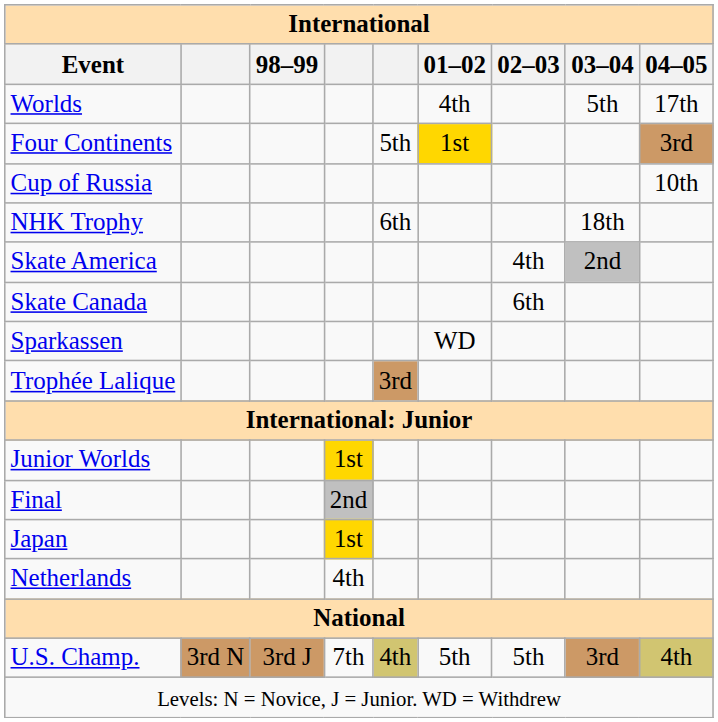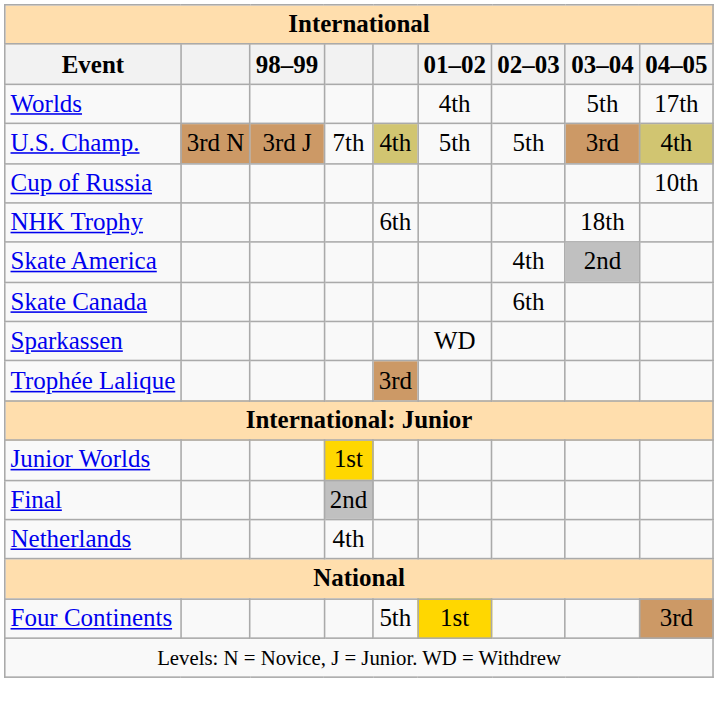rows swapped: (91, 143) <-> (75, 657)
- row: (39, 538)
